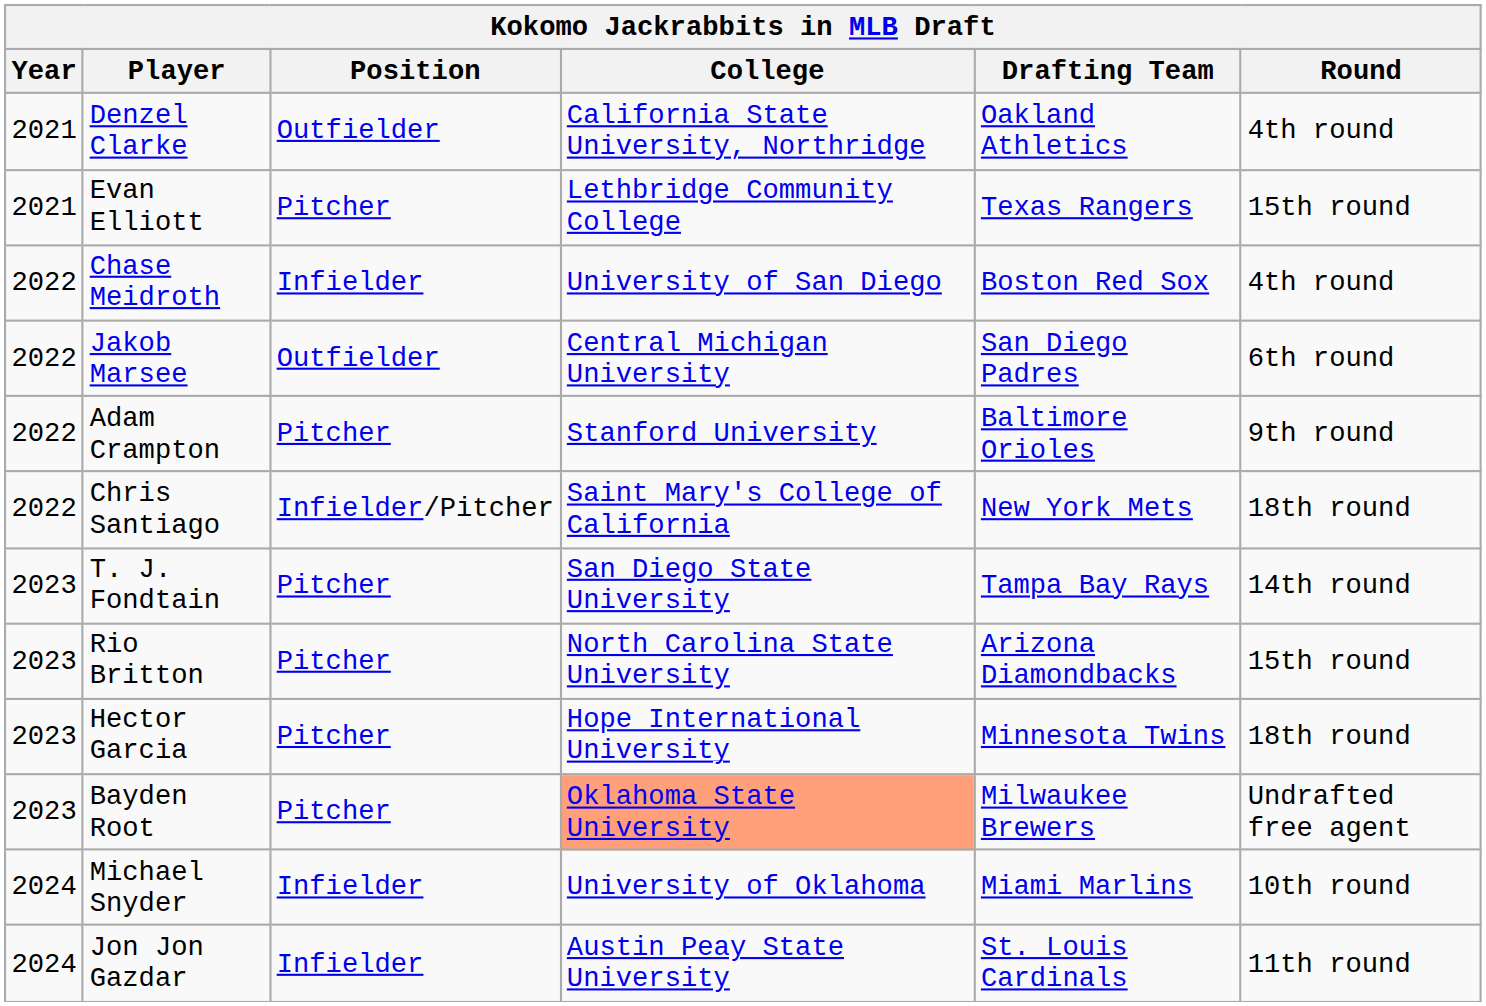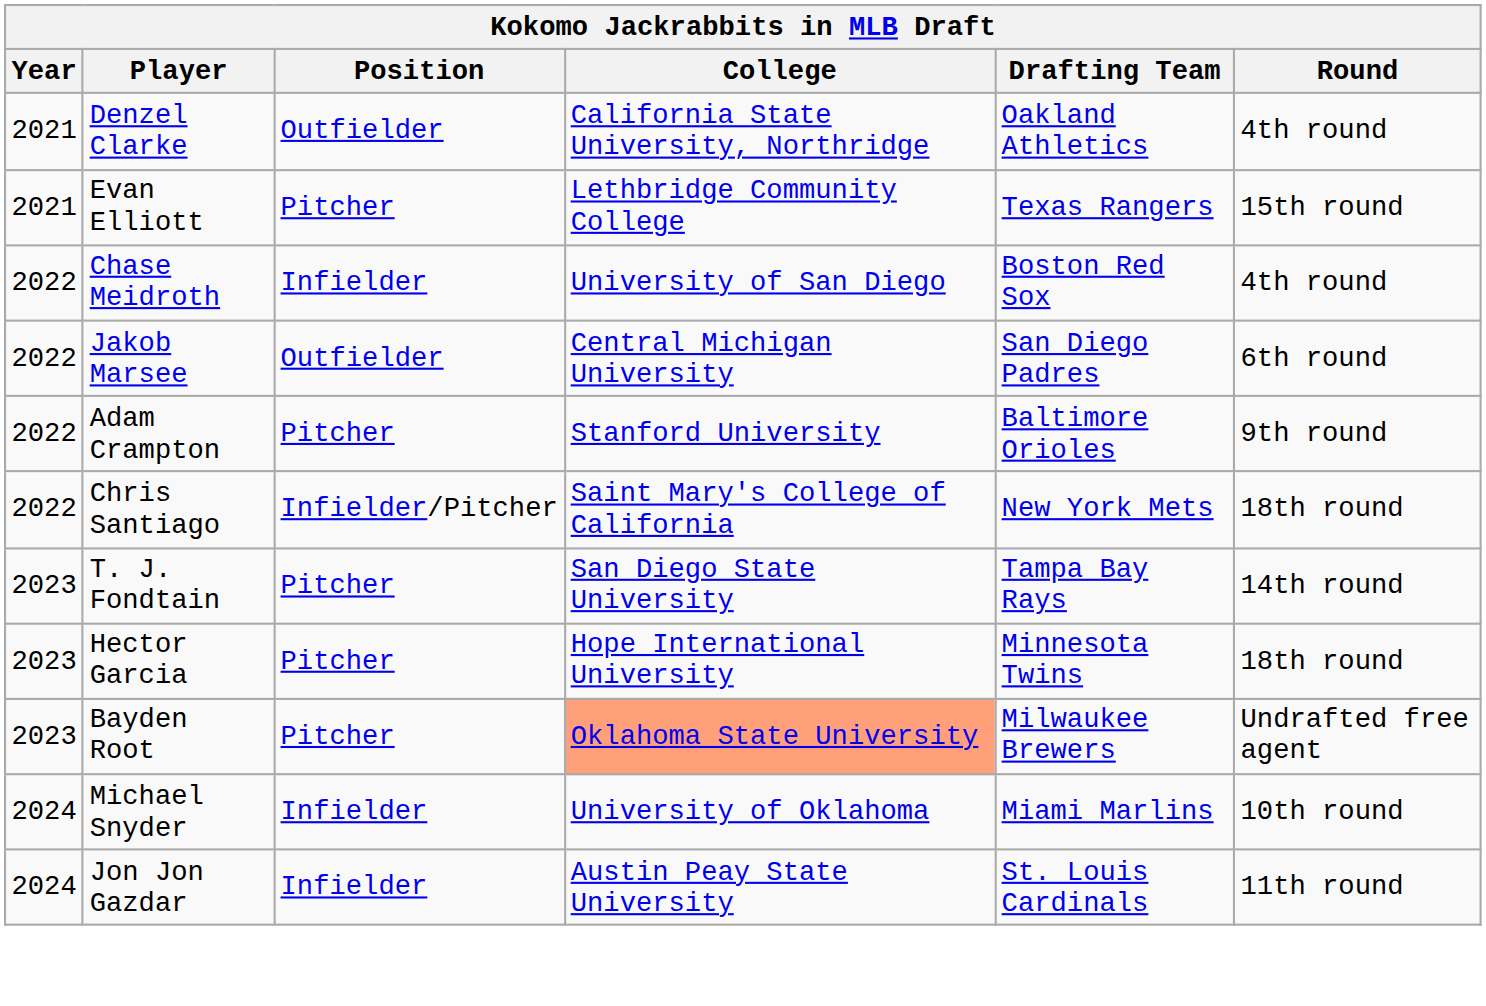- row: (147, 661)
